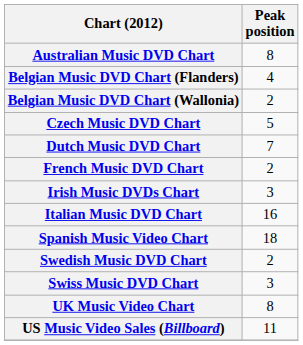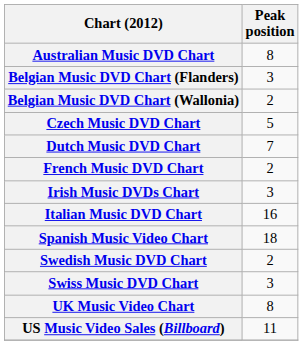(270, 77) 4 -> (270, 77) 3
